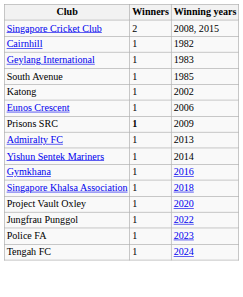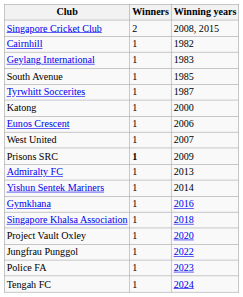+ row: (46, 92)
(184, 92) 2002 -> (184, 108) 2000
+ row: (32, 140)
